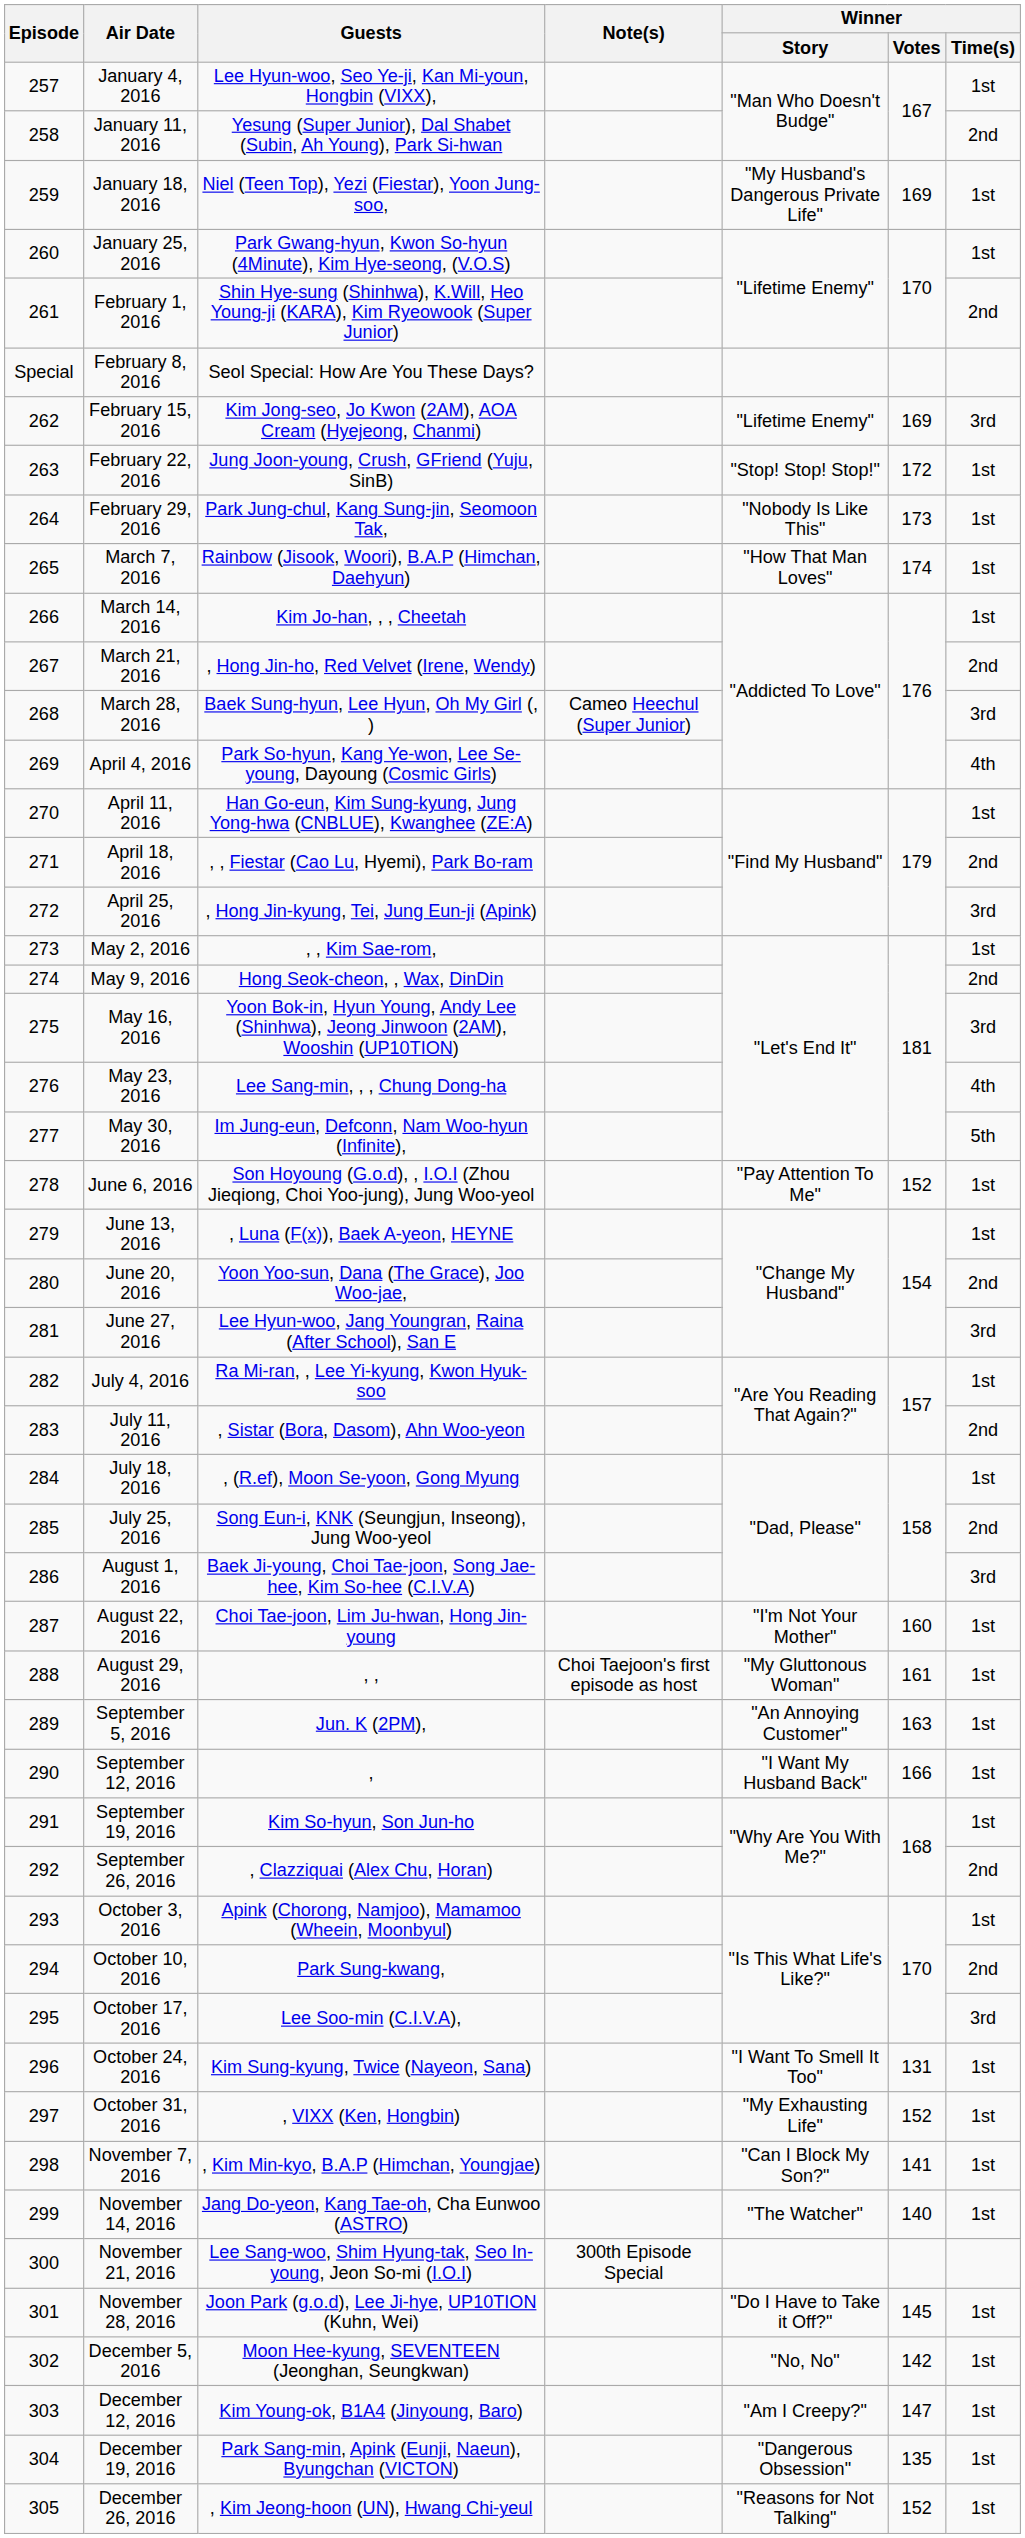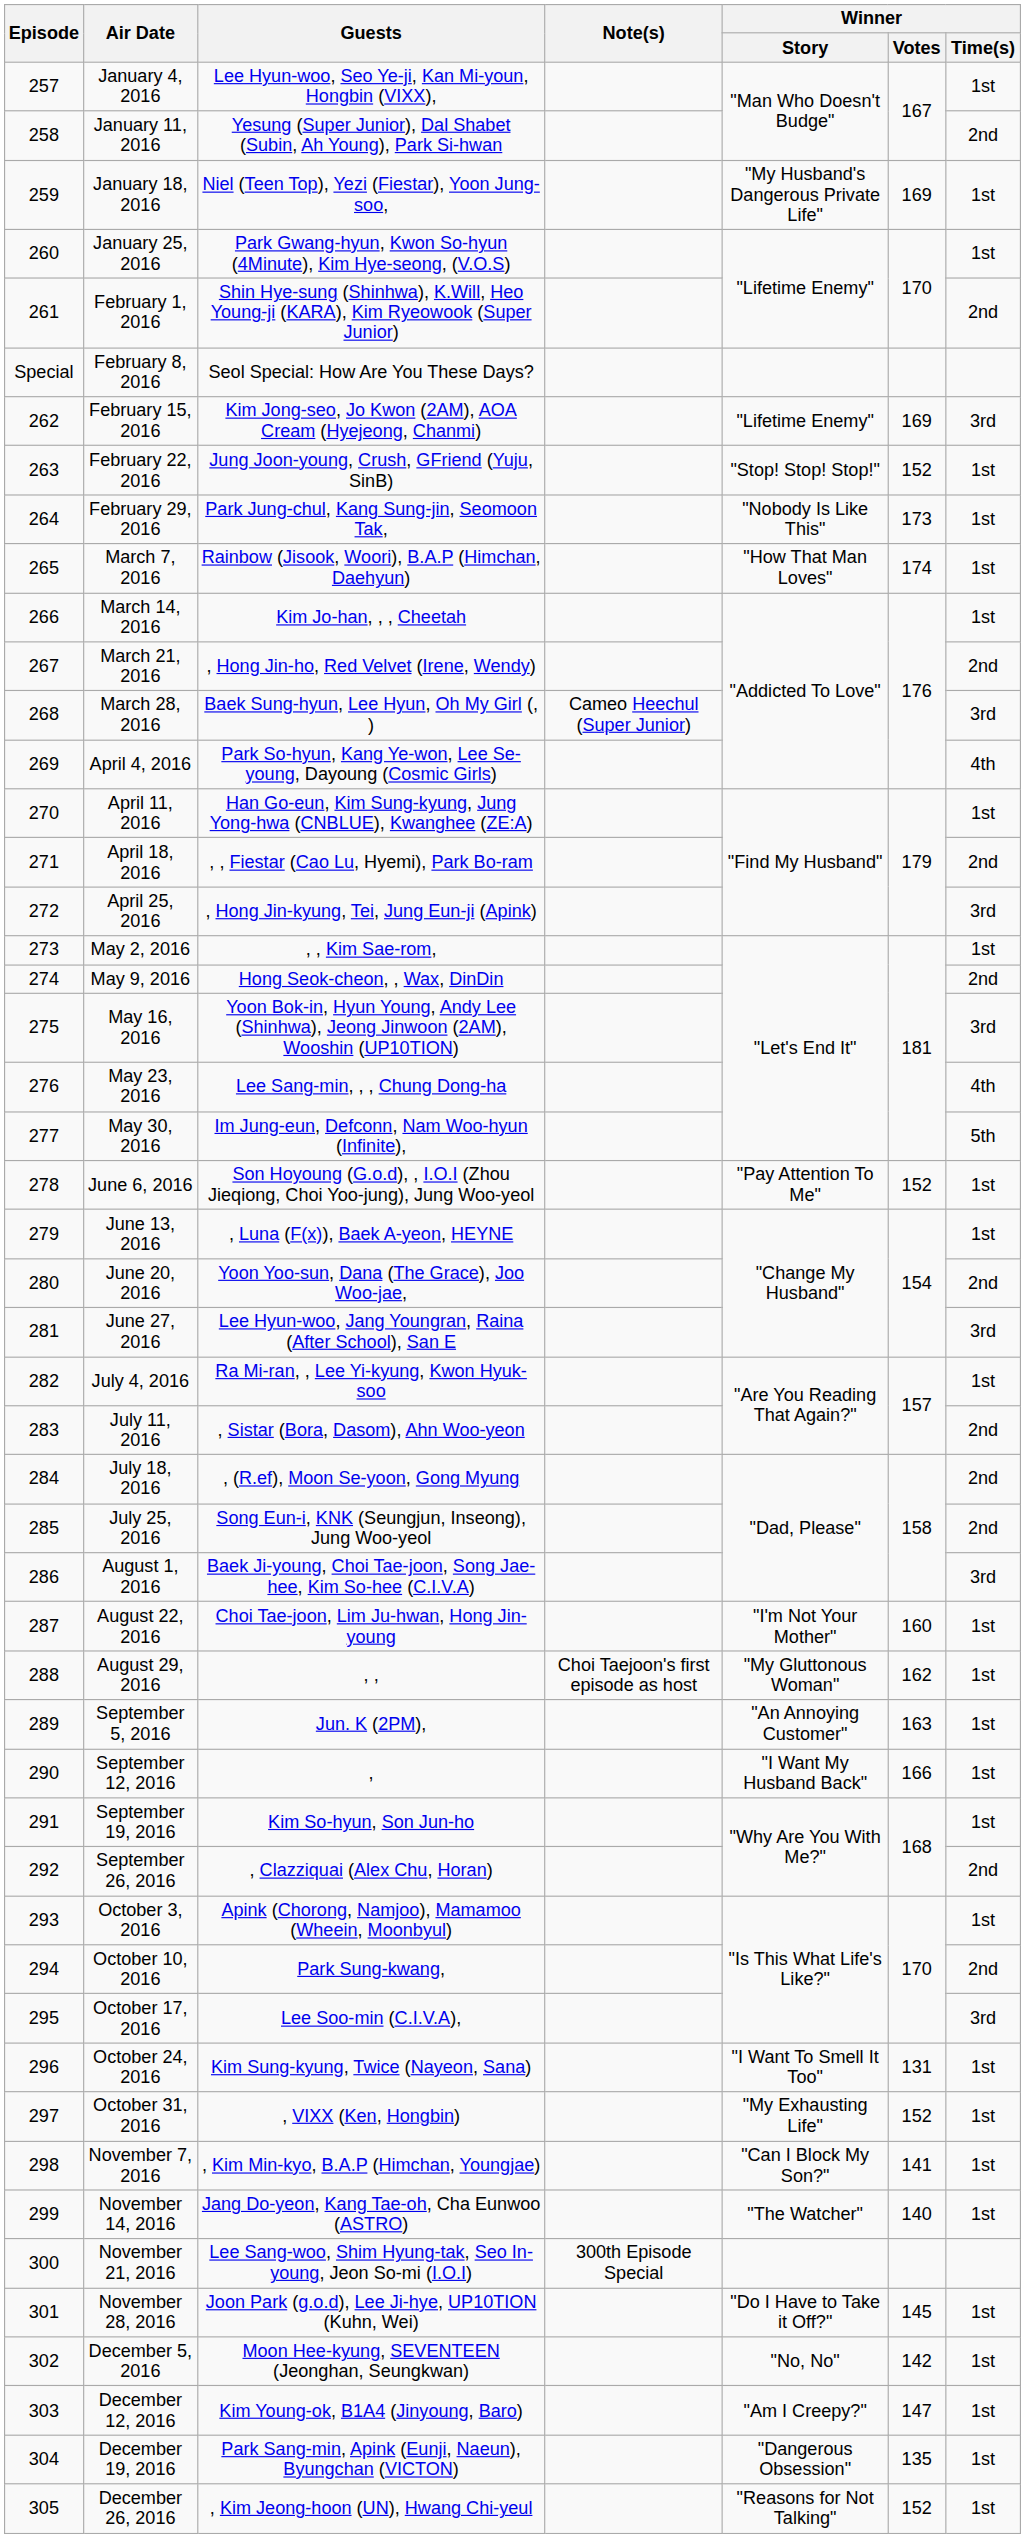(917, 470) 172 -> (917, 470) 152
(983, 1479) 1st -> (983, 1479) 2nd
(917, 1675) 161 -> (917, 1675) 162
